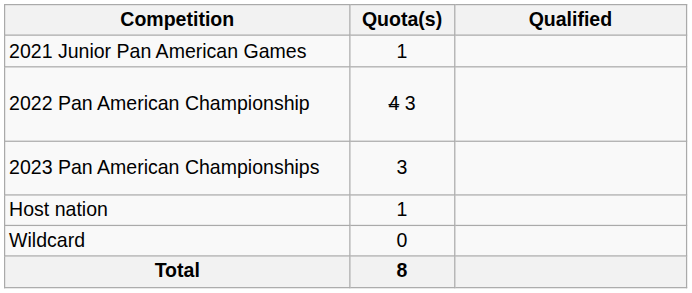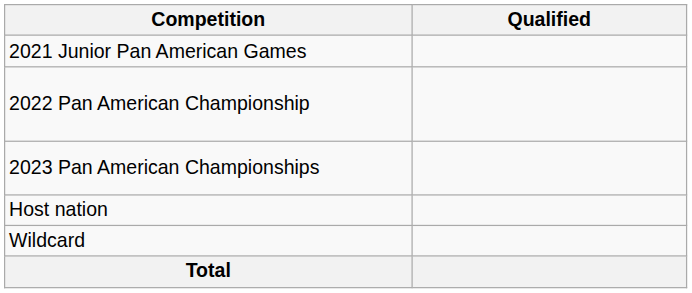- column: (402, 19)
